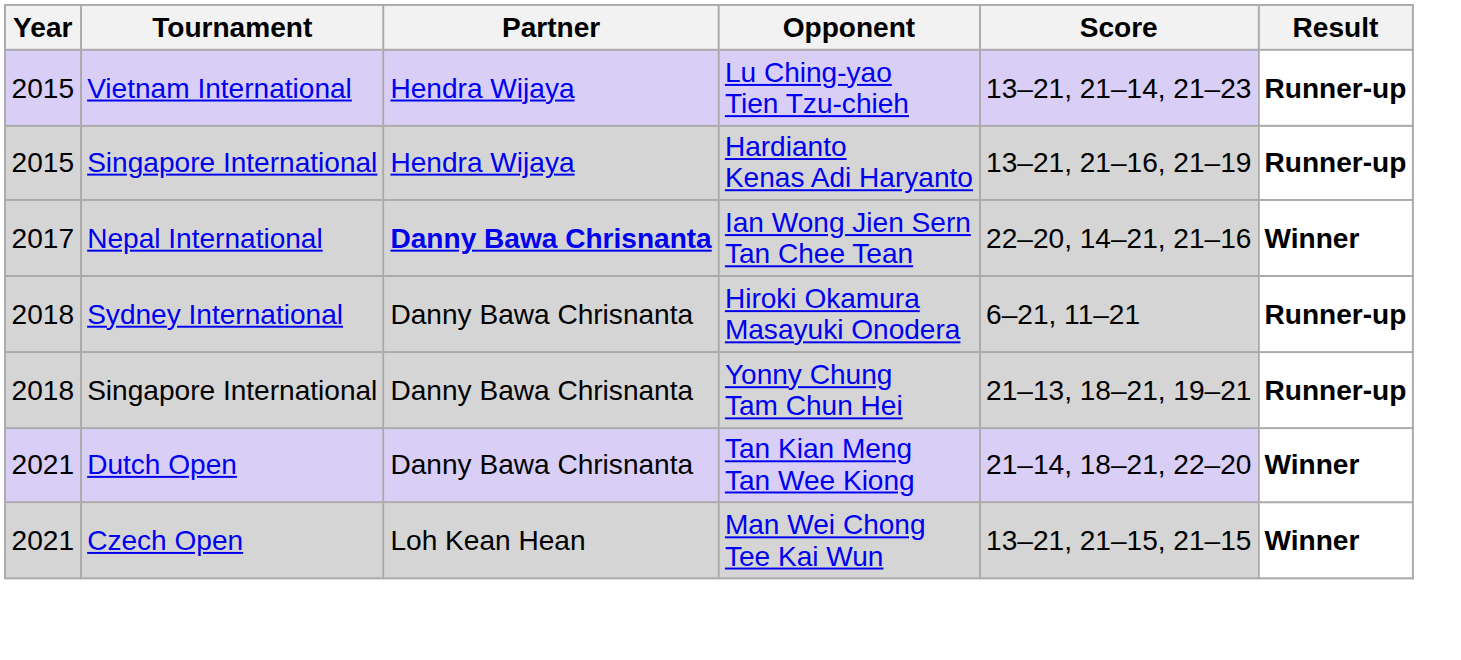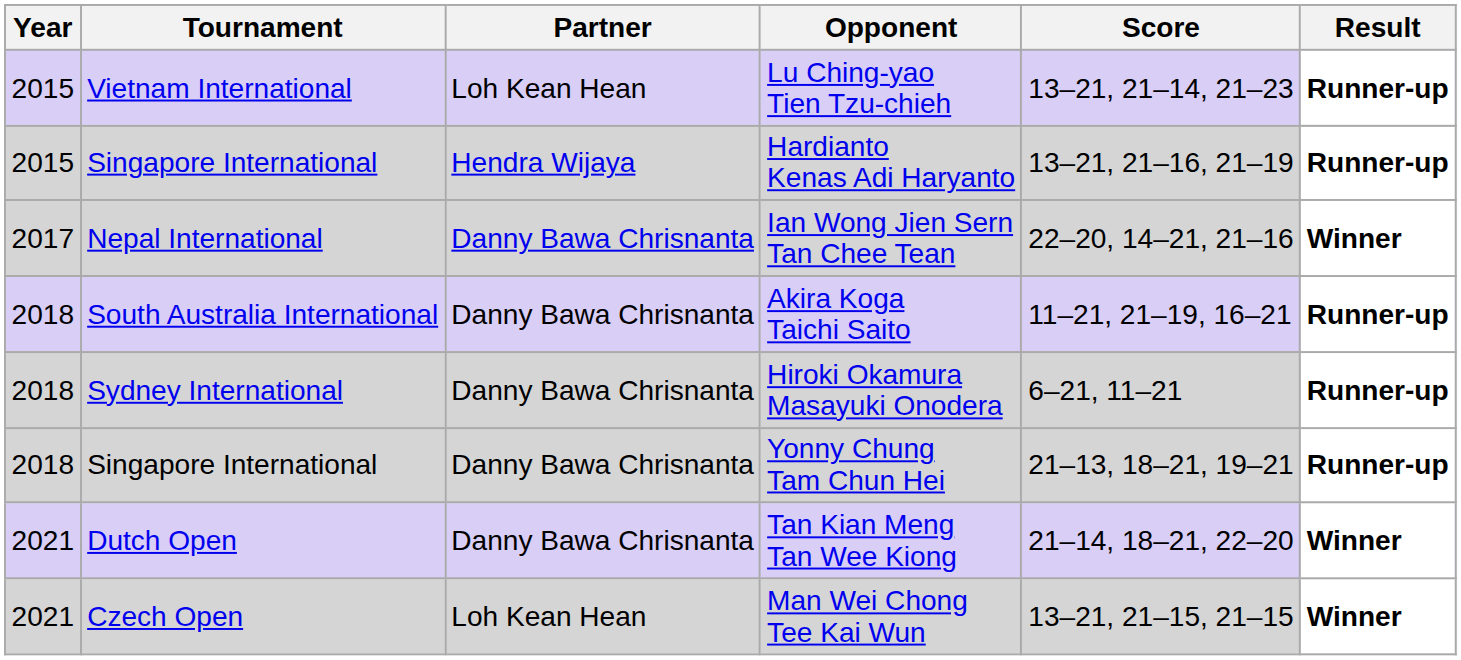(483, 88) Hendra Wijaya -> (549, 88) Loh Kean Hean
(551, 239) bold -> (603, 239) normal
+ row: (839, 314)
